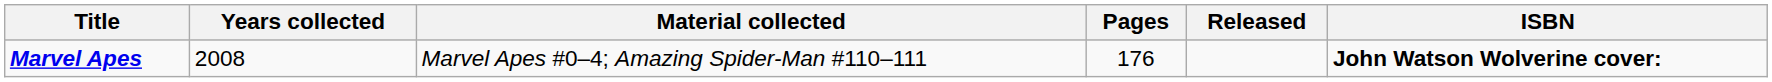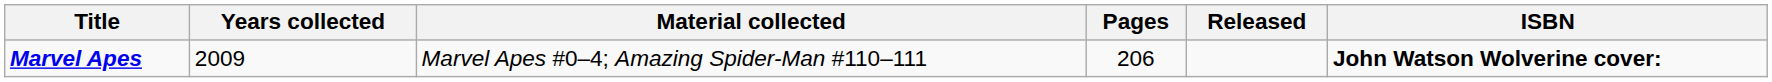(220, 58) 2008 -> (220, 58) 2009
(1136, 58) 176 -> (1136, 58) 206
